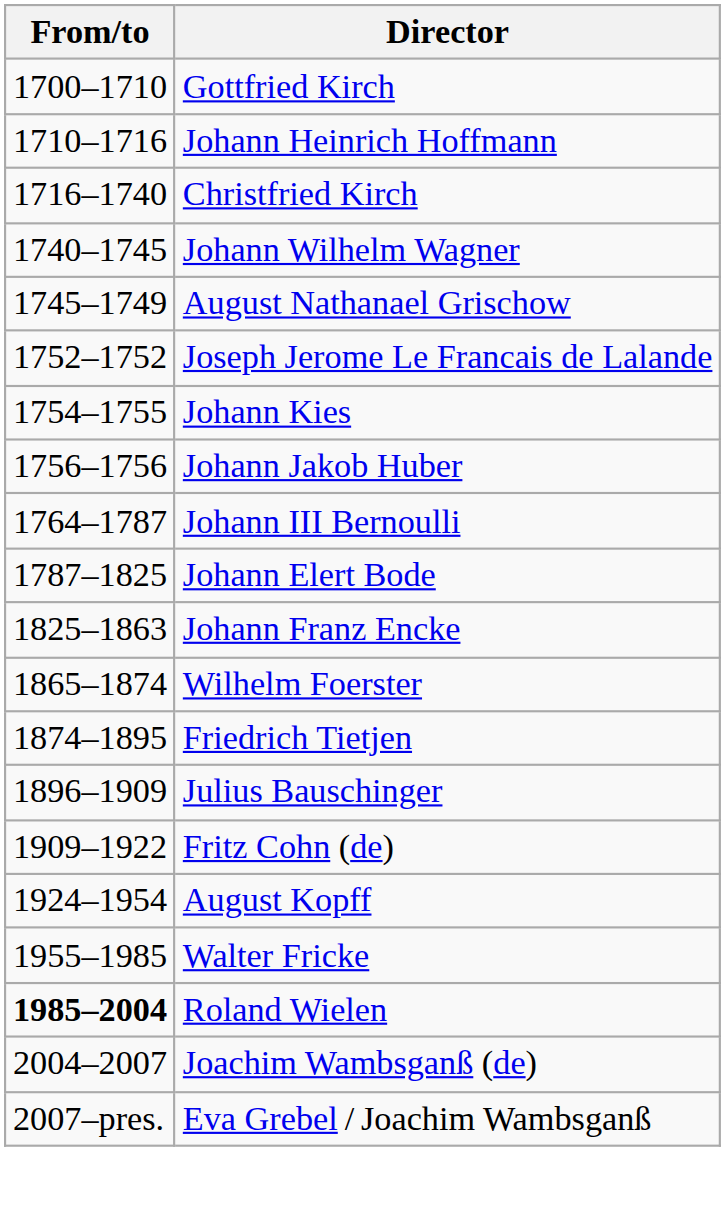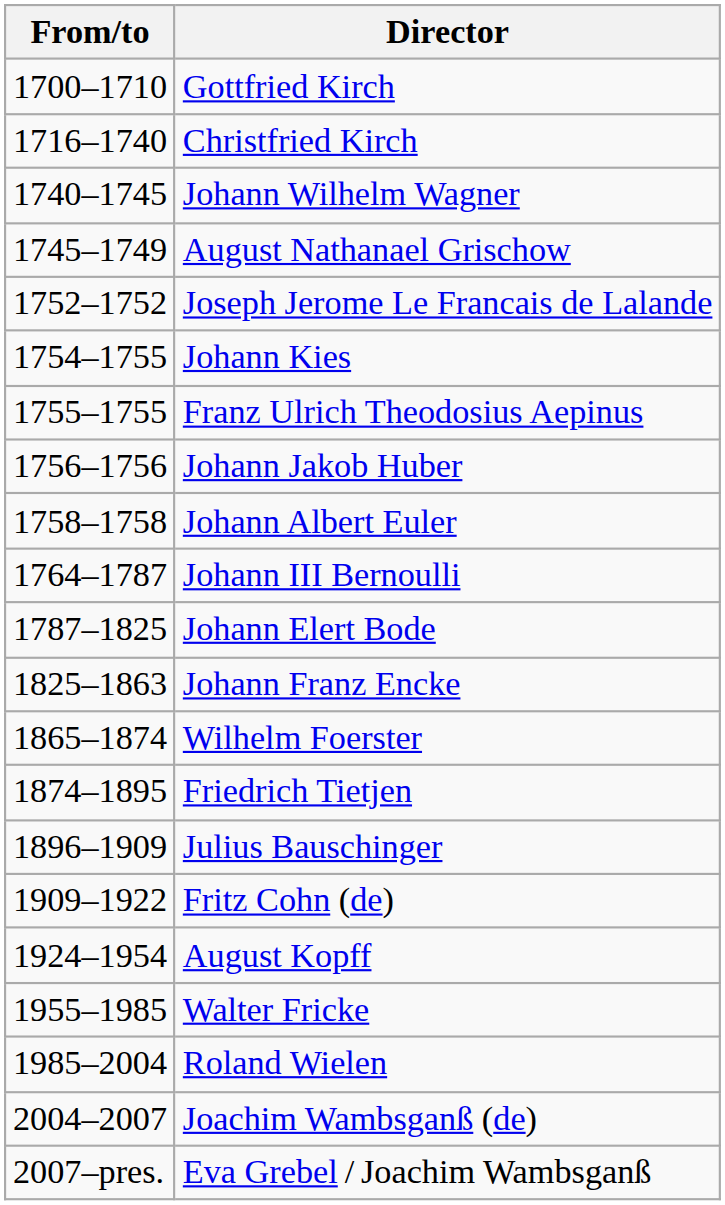- row: (370, 140)
+ row: (413, 411)
+ row: (320, 520)
(90, 1009) bold -> (90, 1063) normal
